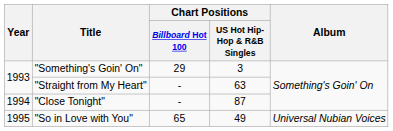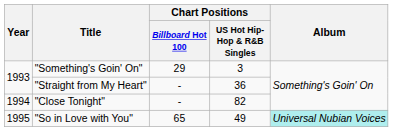(240, 85) 63 -> (240, 85) 36
(240, 102) 87 -> (240, 102) 82
(329, 118) no background -> (329, 118) paleturquoise background
